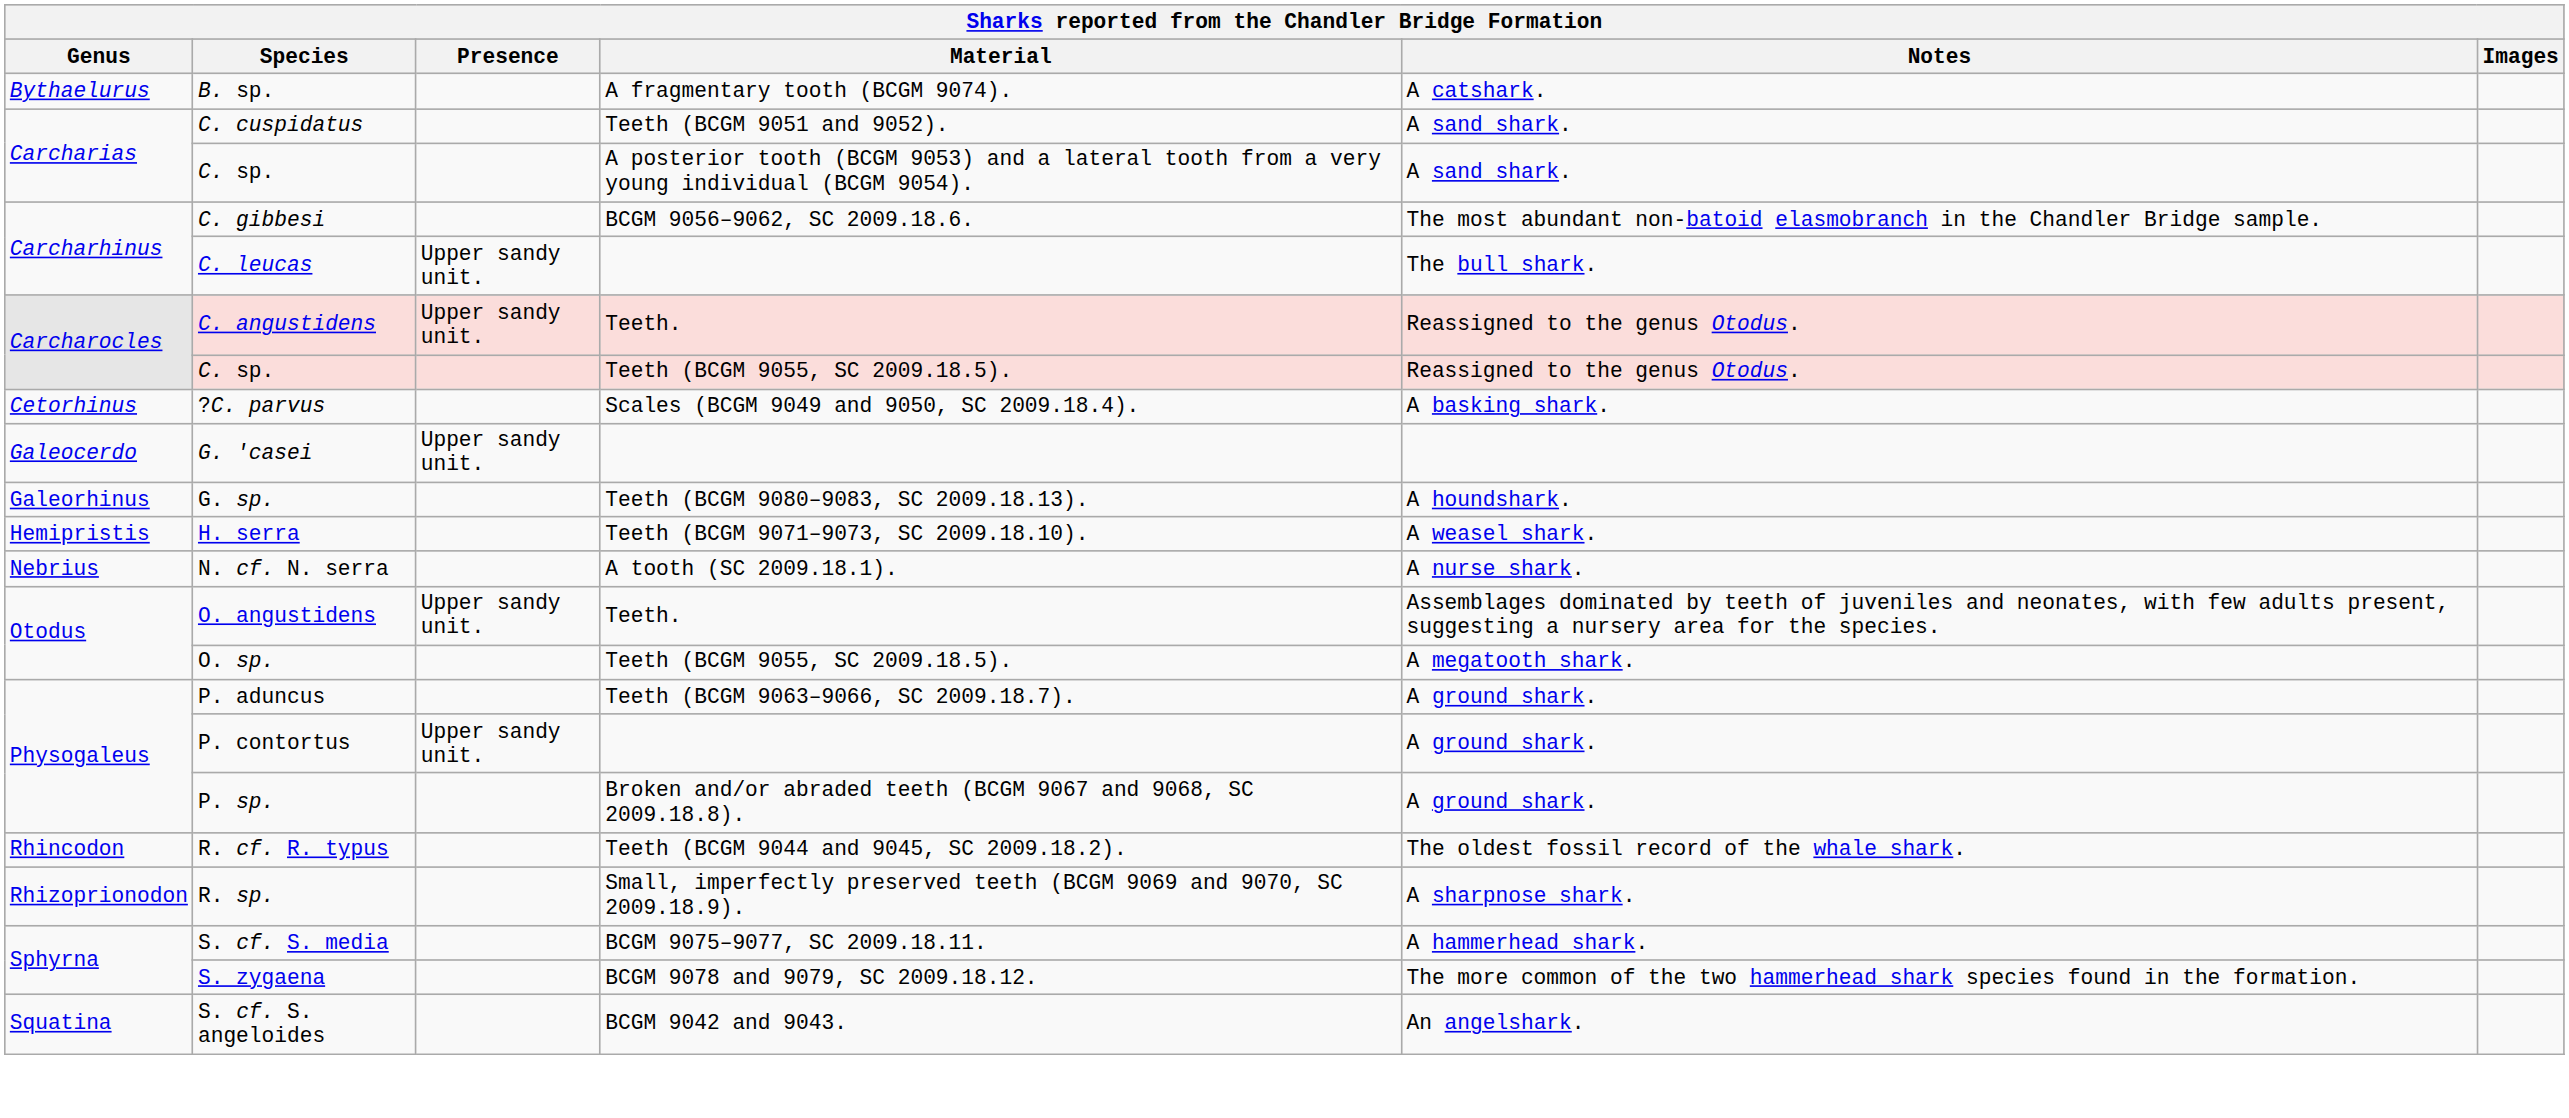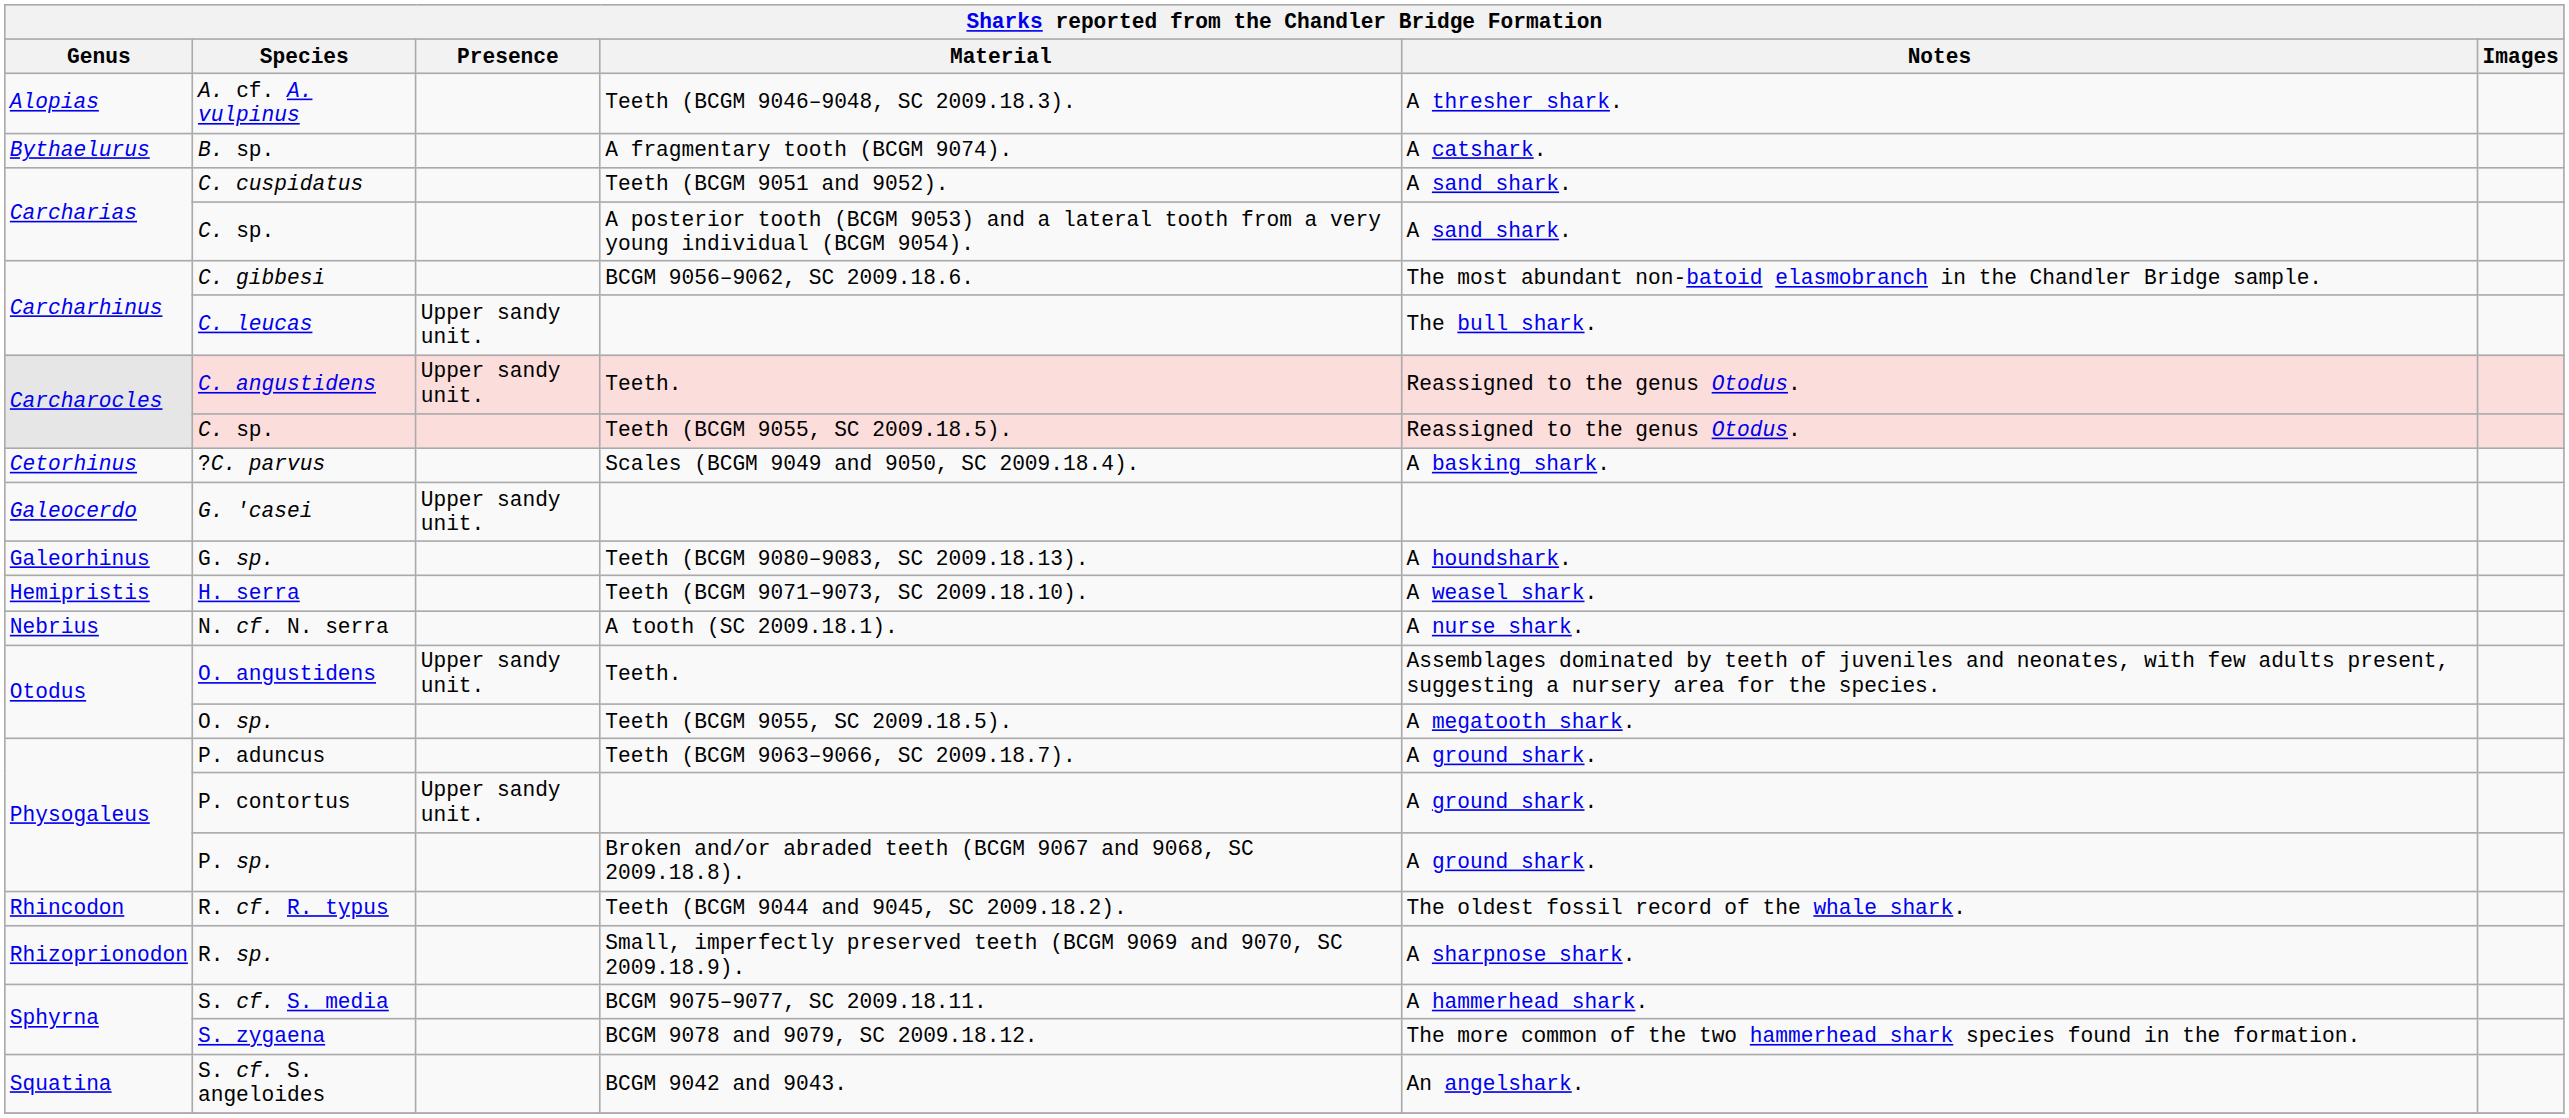+ row: (255, 103)
